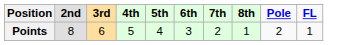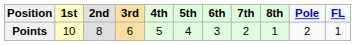+ column: (69, 13)
